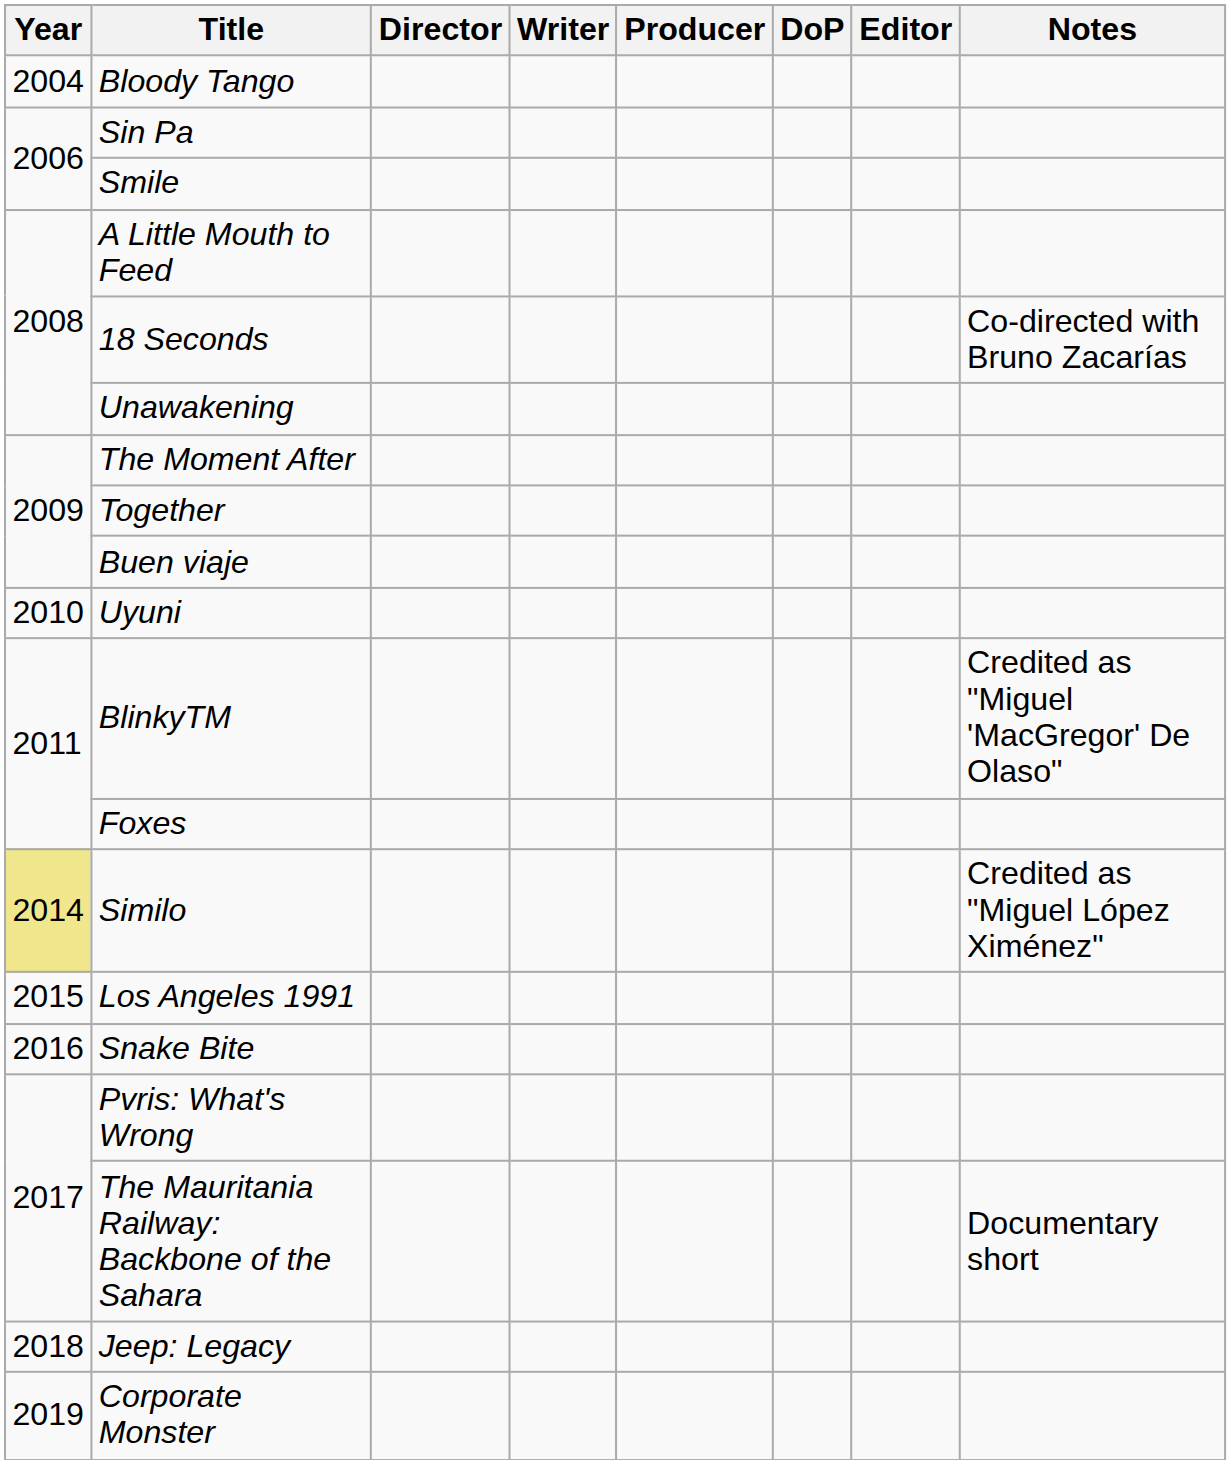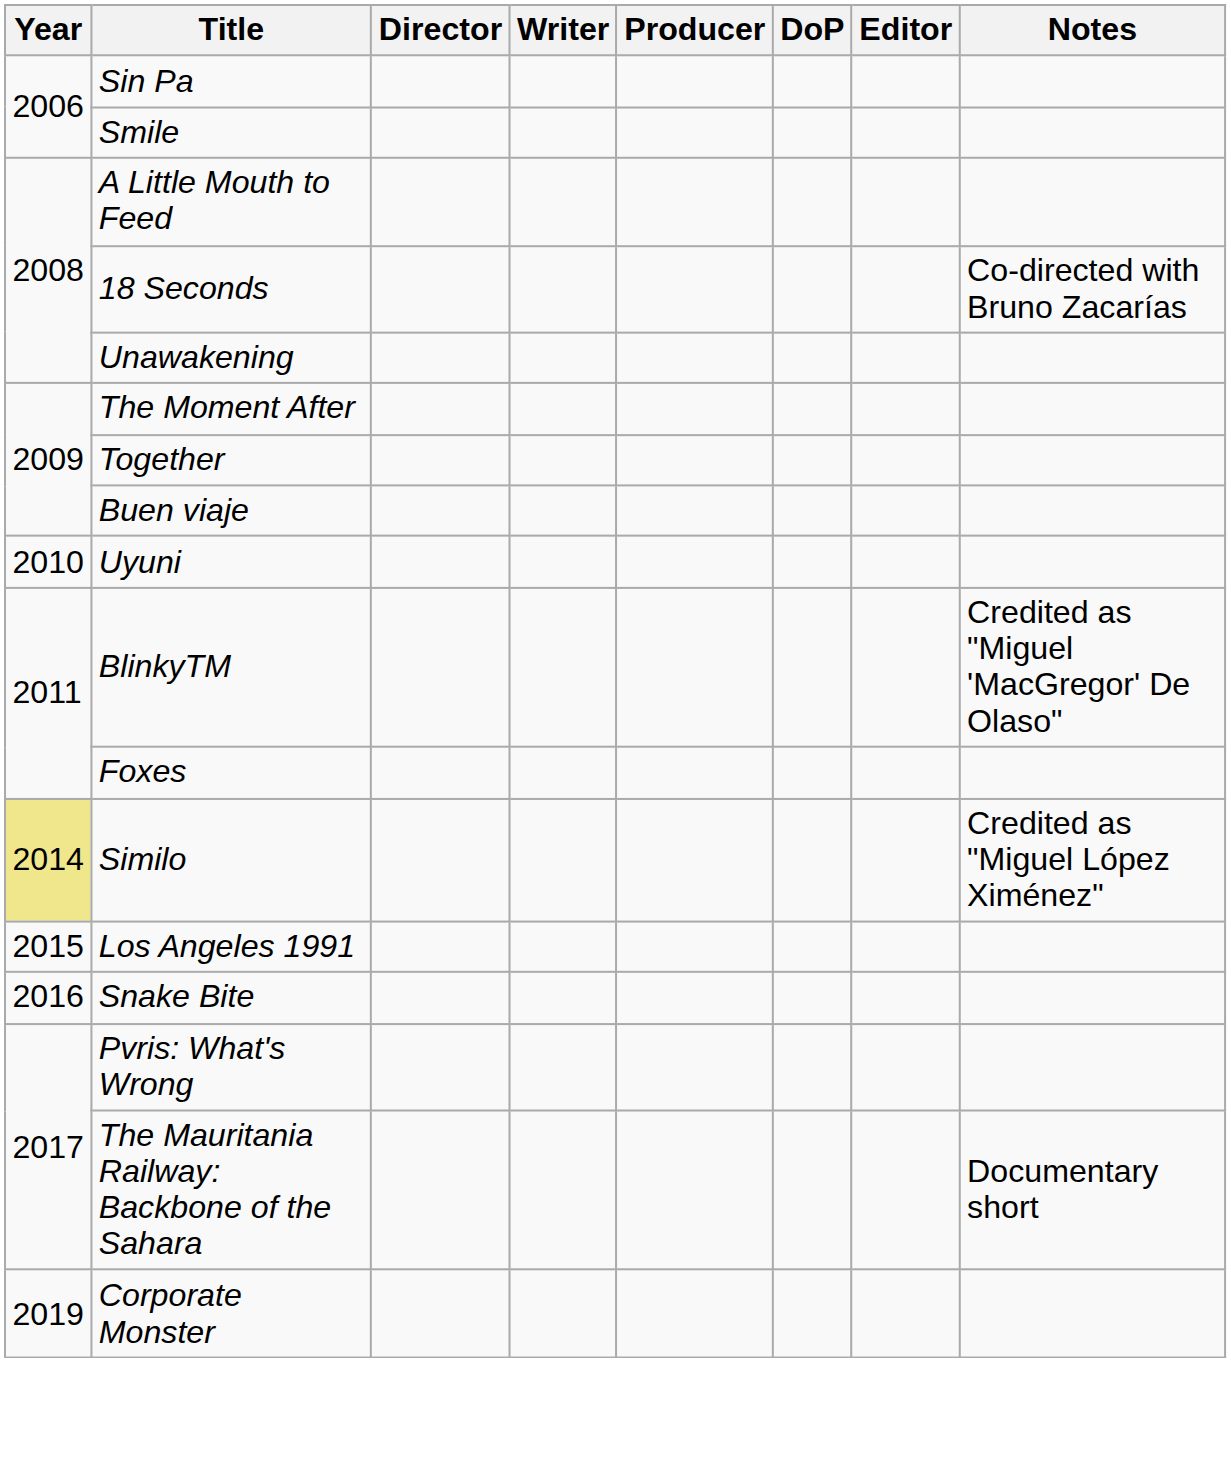- row: (197, 81)
- row: (194, 1346)
